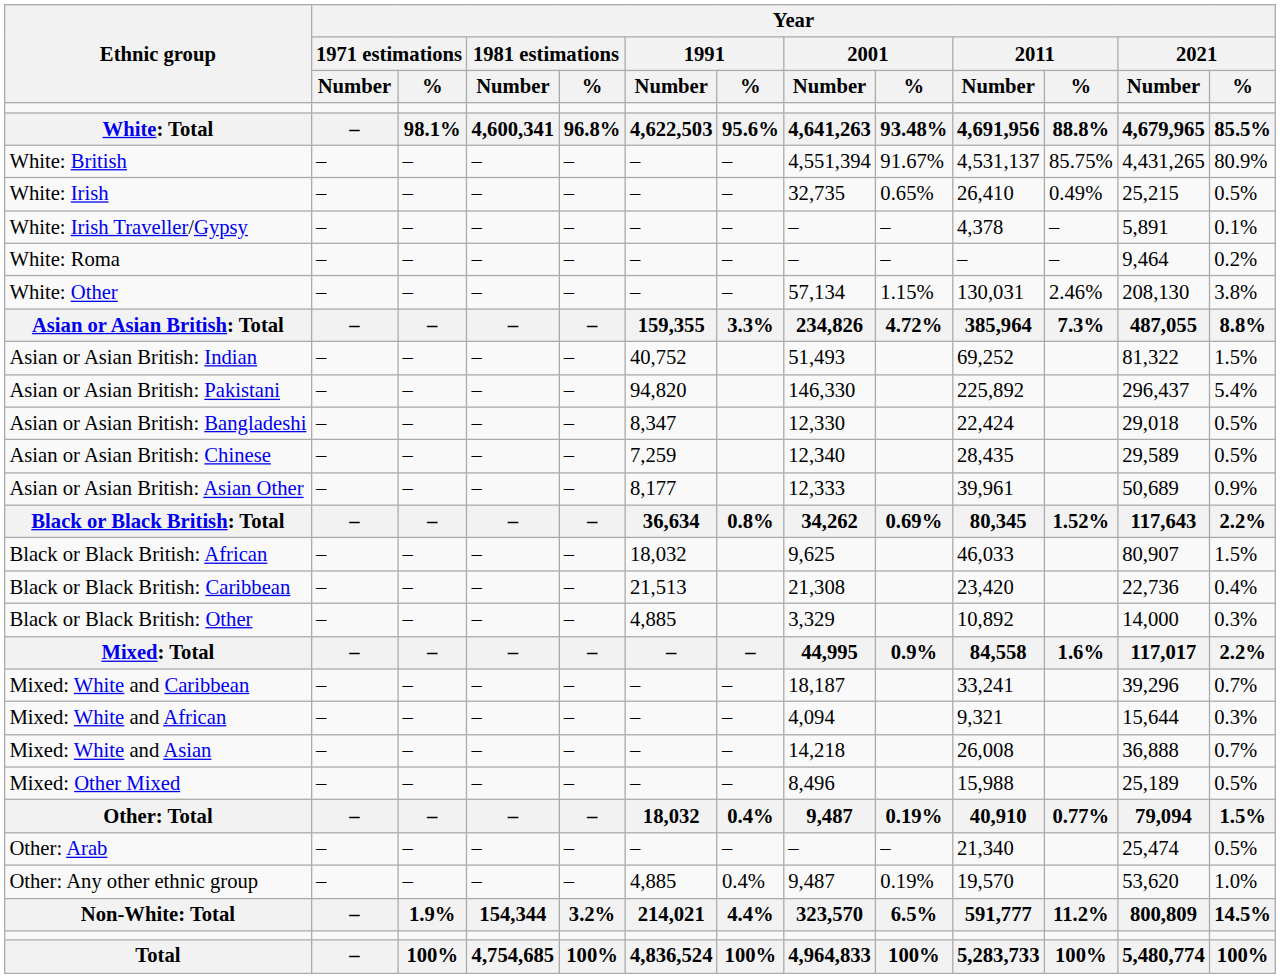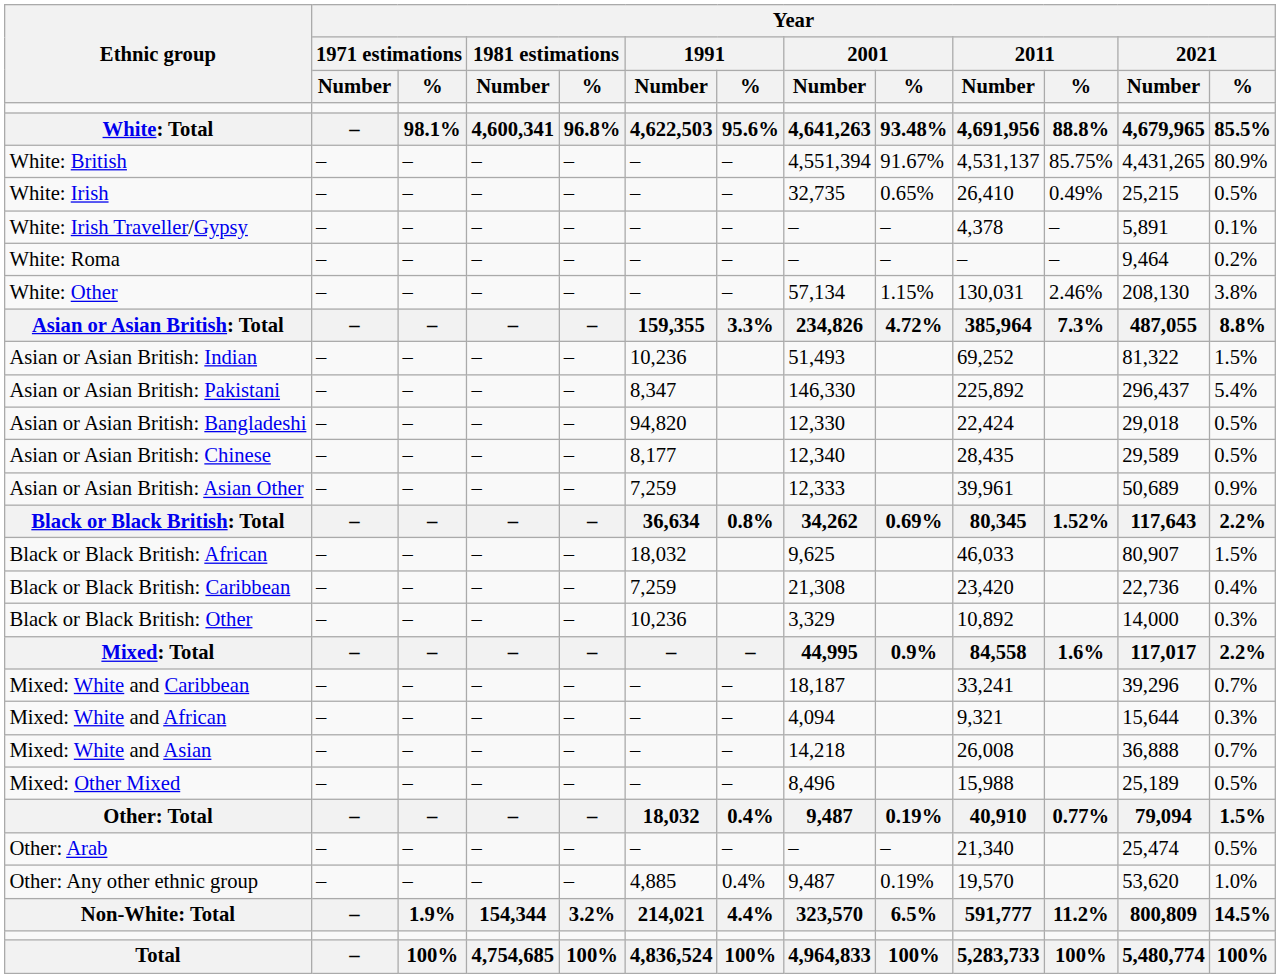(658, 357) 40,752 -> (658, 357) 10,236
(658, 390) 94,820 -> (653, 390) 8,347
(653, 423) 8,347 -> (658, 423) 94,820
(653, 455) 7,259 -> (653, 455) 8,177
(653, 488) 8,177 -> (653, 488) 7,259
(658, 586) 21,513 -> (653, 586) 7,259
(653, 619) 4,885 -> (658, 619) 10,236
